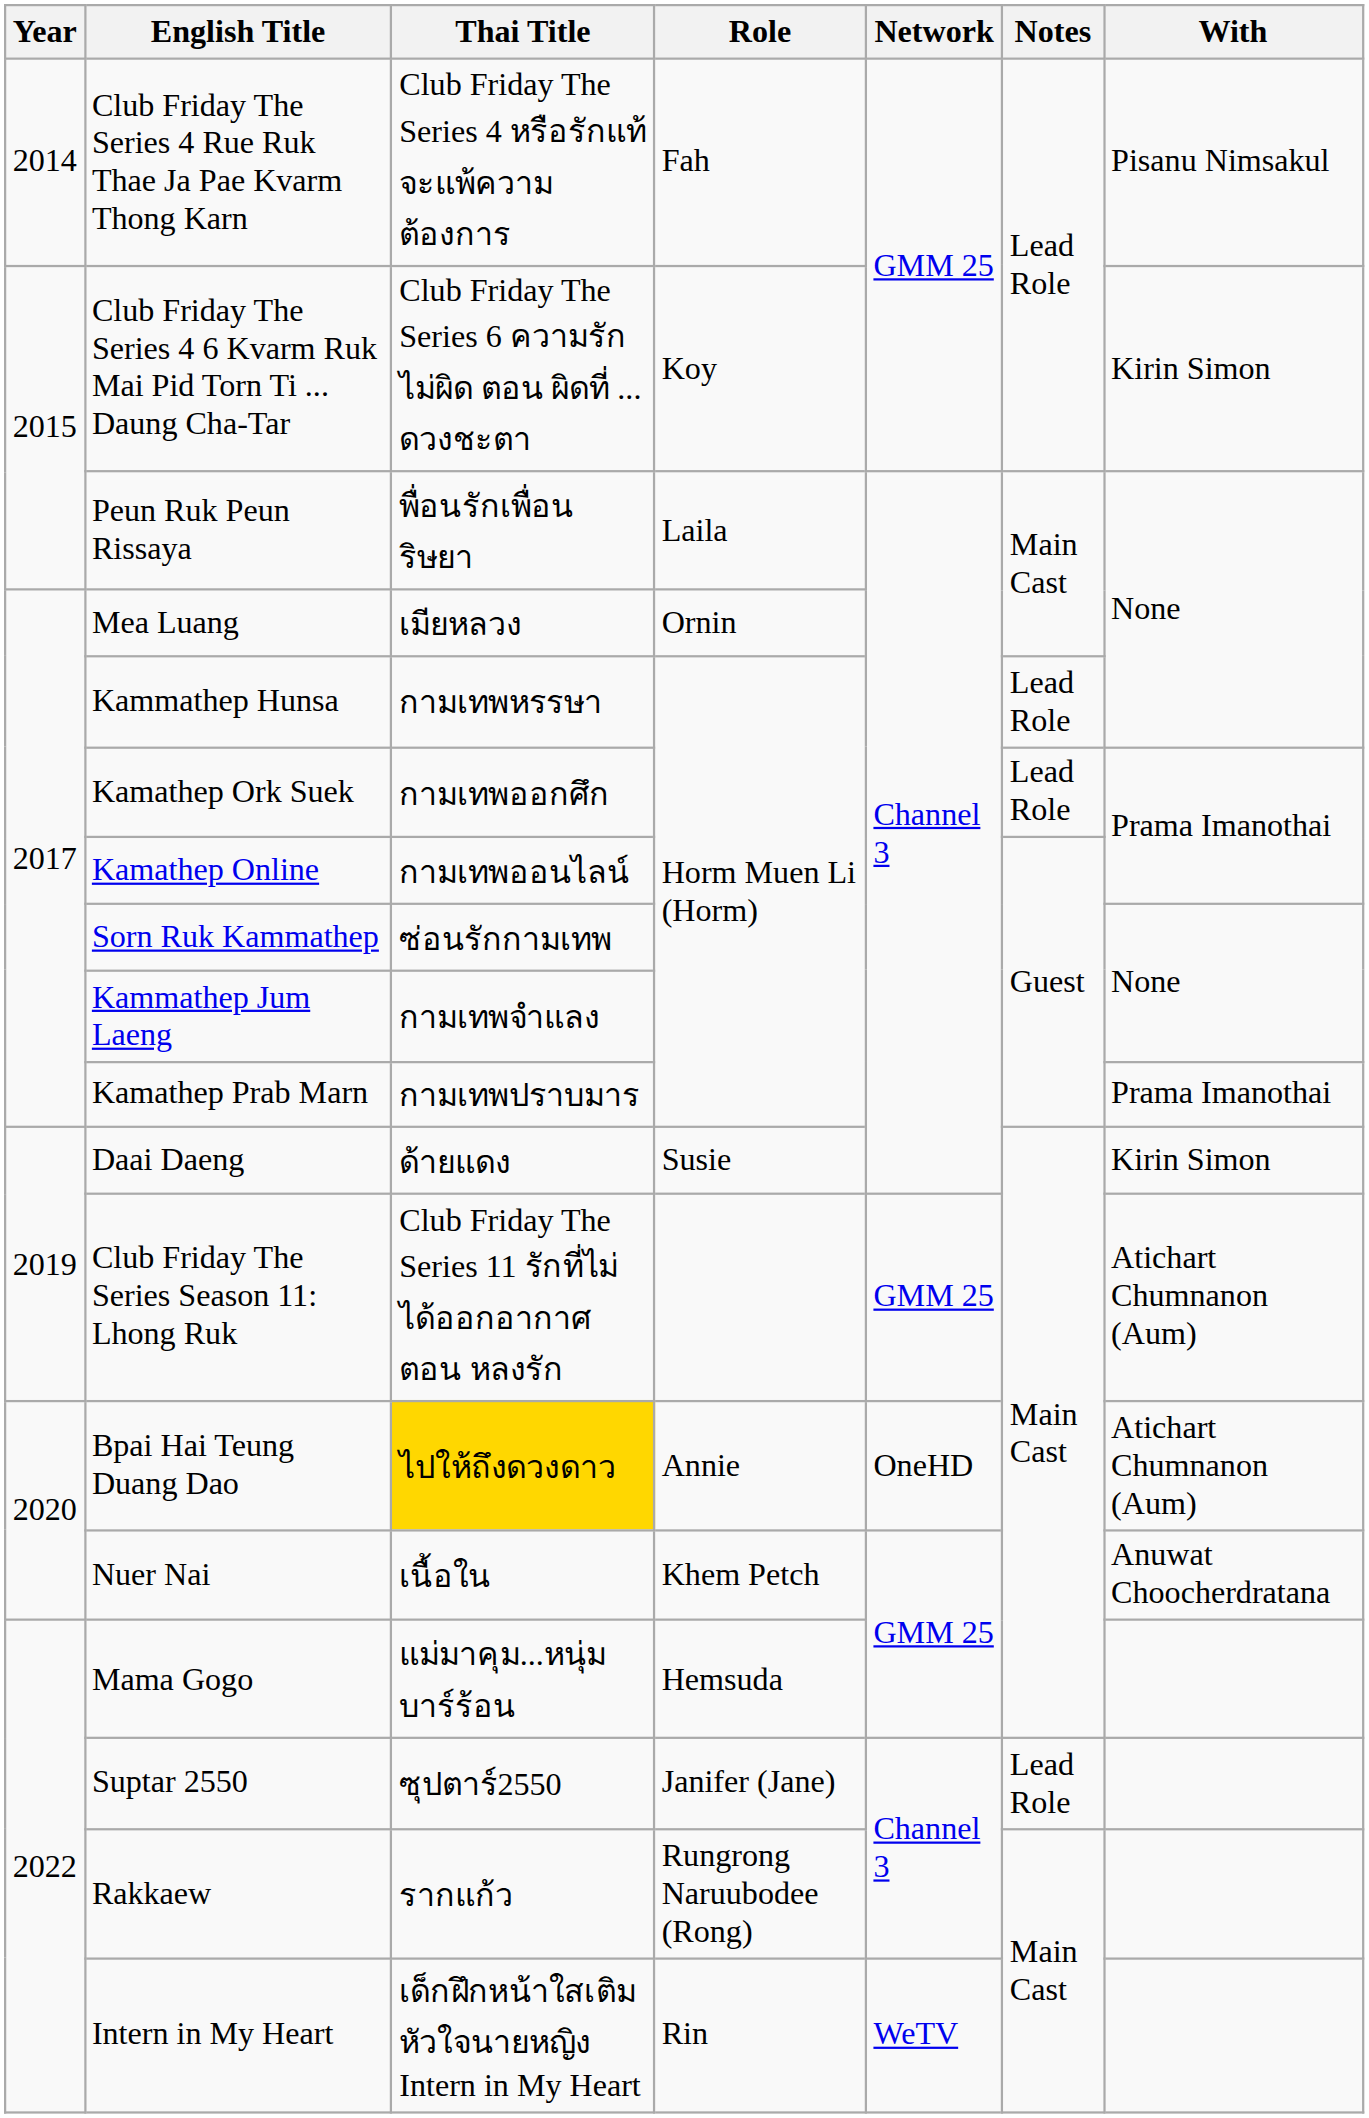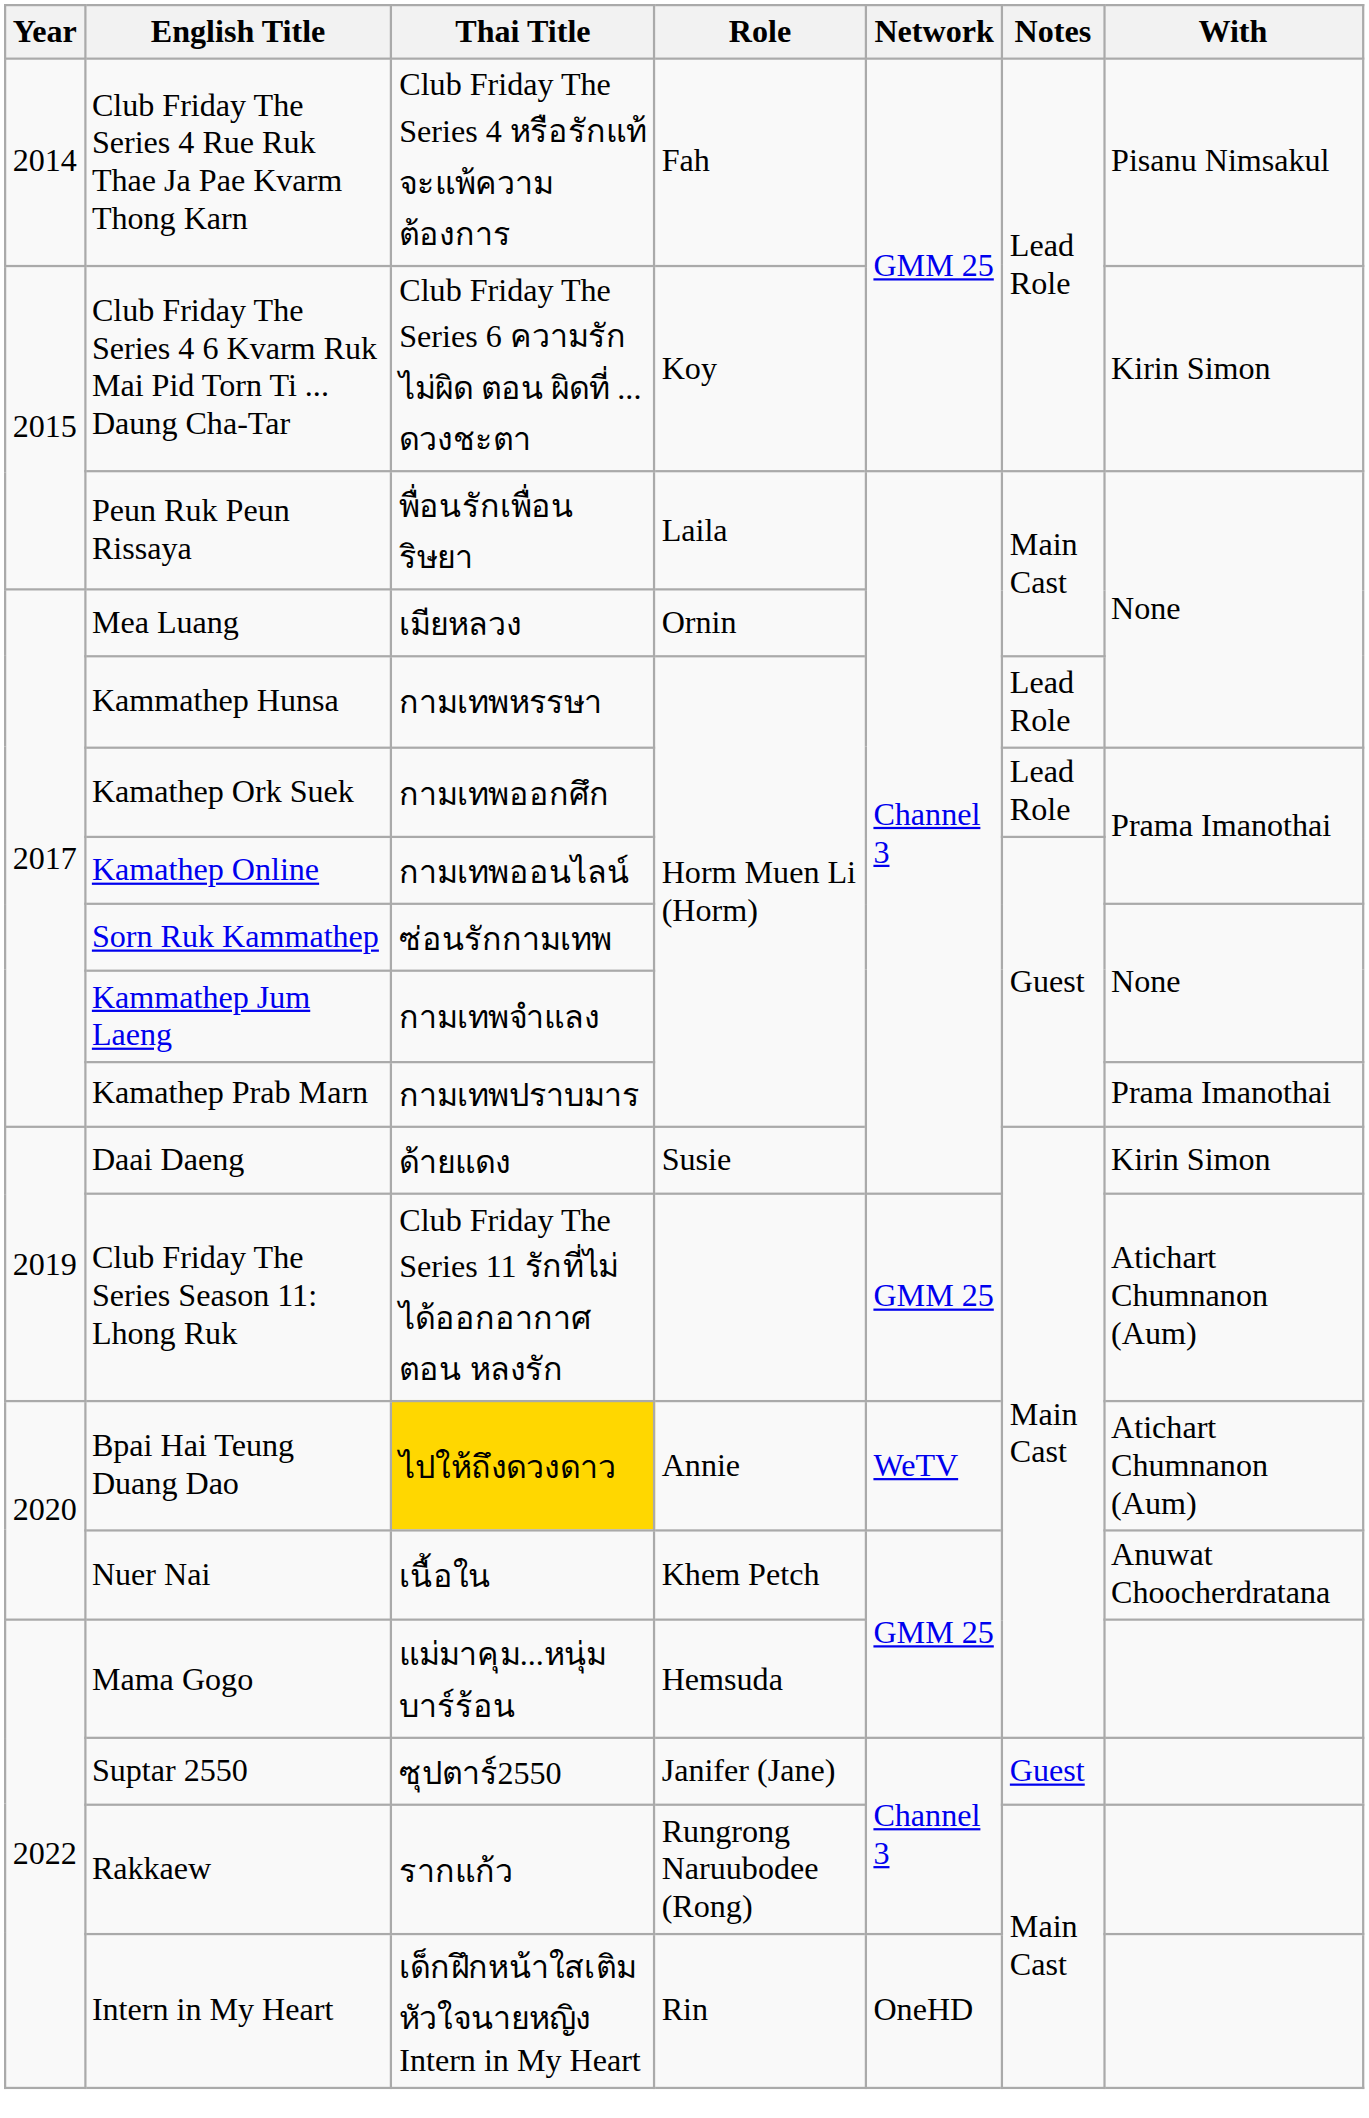(923, 1464) OneHD -> (916, 1464) WeTV
(1042, 1783) Lead Role -> (1047, 1770) Guest
(916, 2035) WeTV -> (923, 2010) OneHD
